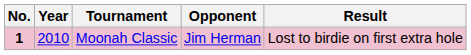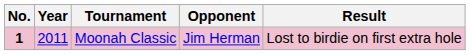(53, 39) 2010 -> (53, 39) 2011
